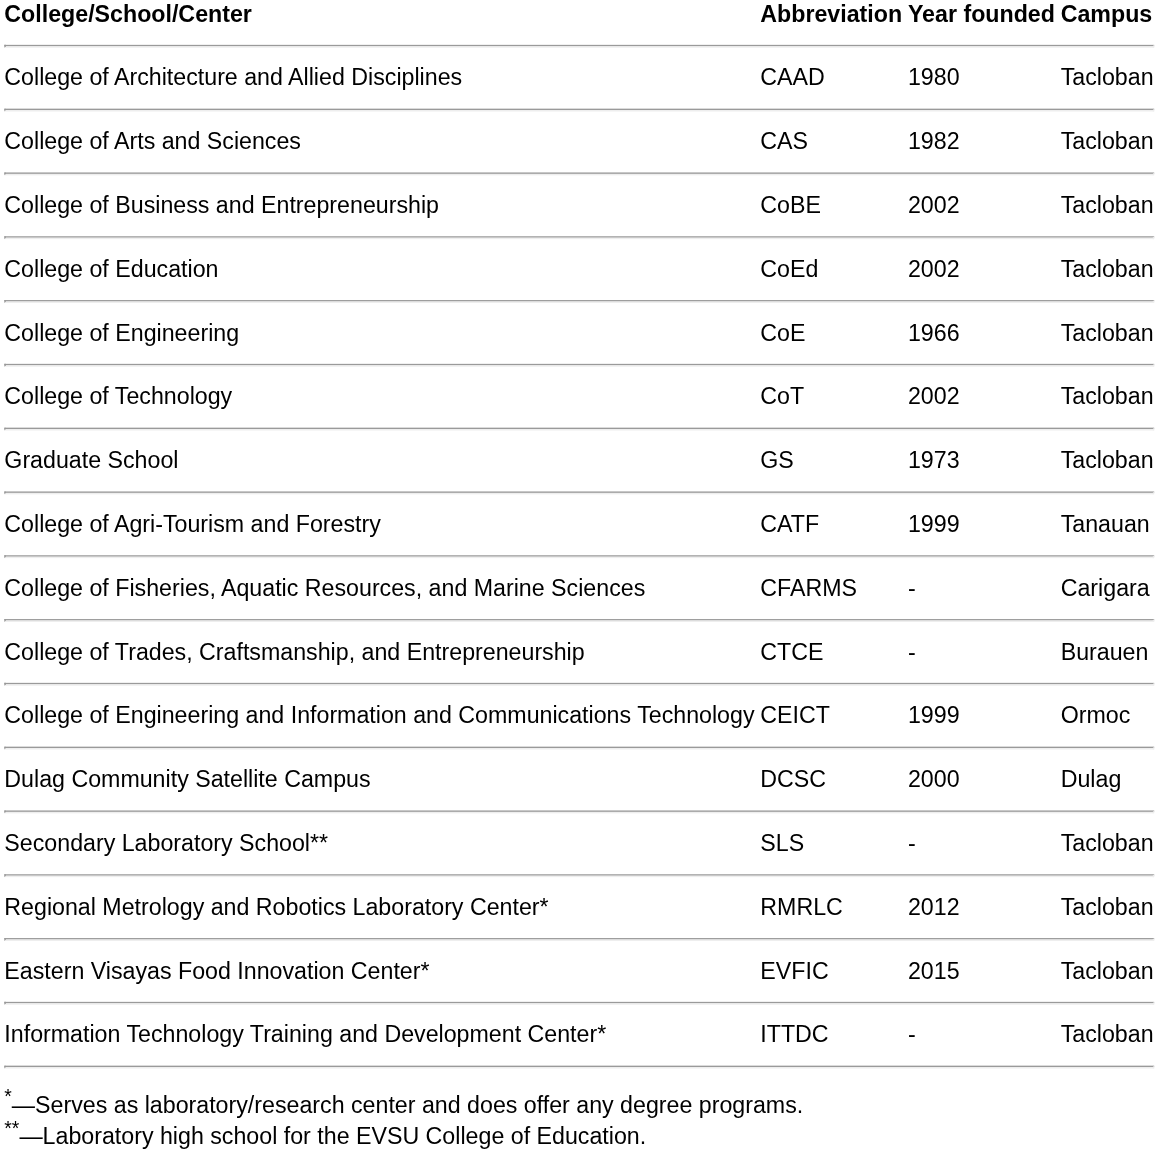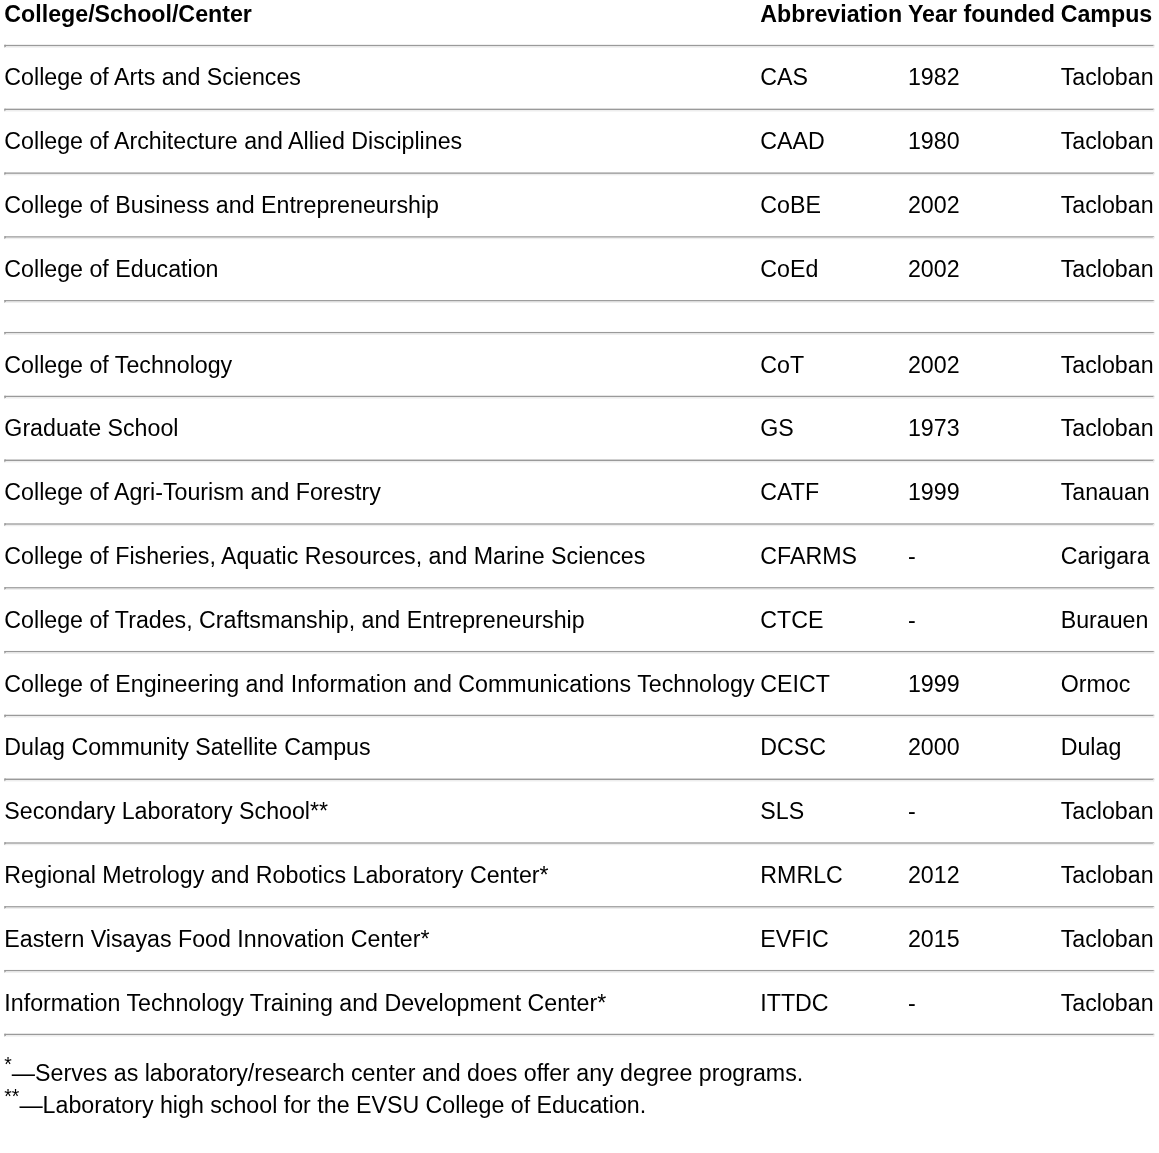rows swapped: (233, 77) <-> (153, 141)
- row: (122, 333)
